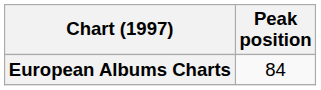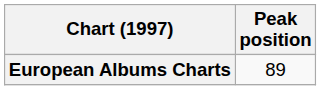(276, 69) 84 -> (276, 69) 89
